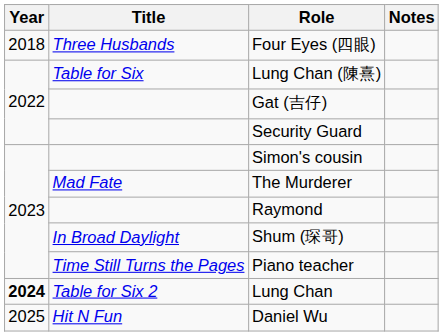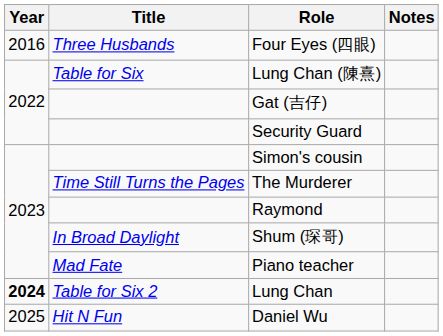(27, 45) 2018 -> (27, 45) 2016
(87, 183) Mad Fate -> (149, 183) Time Still Turns the Pages
(149, 265) Time Still Turns the Pages -> (87, 265) Mad Fate
